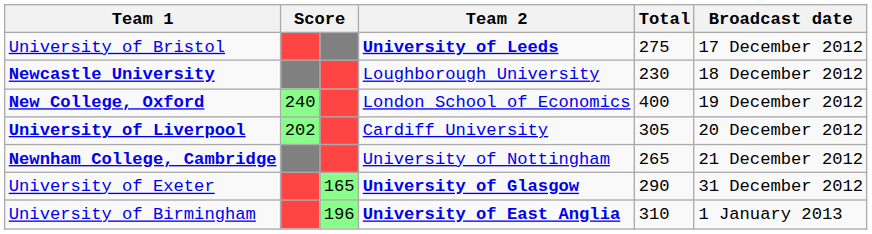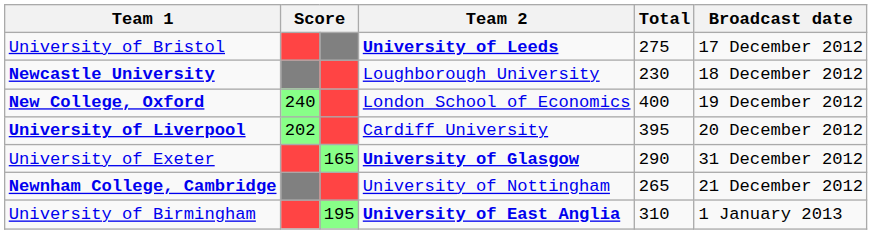(654, 131) 305 -> (654, 131) 395
rows swapped: (143, 158) <-> (112, 186)
(339, 214) 196 -> (339, 214) 195
